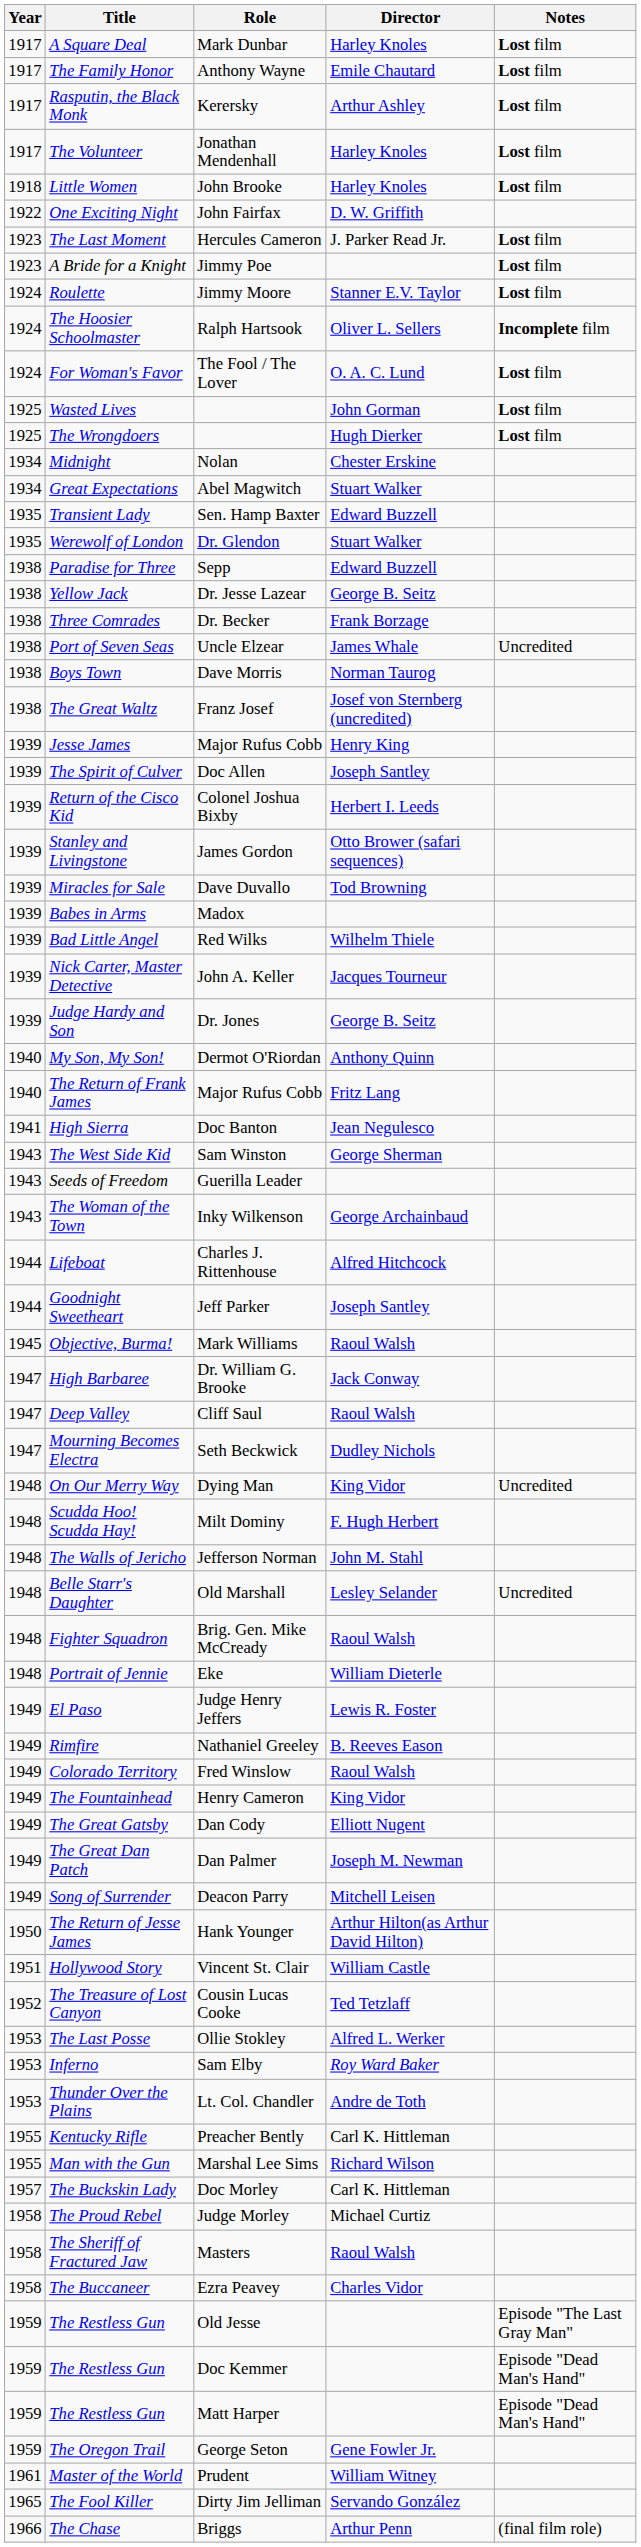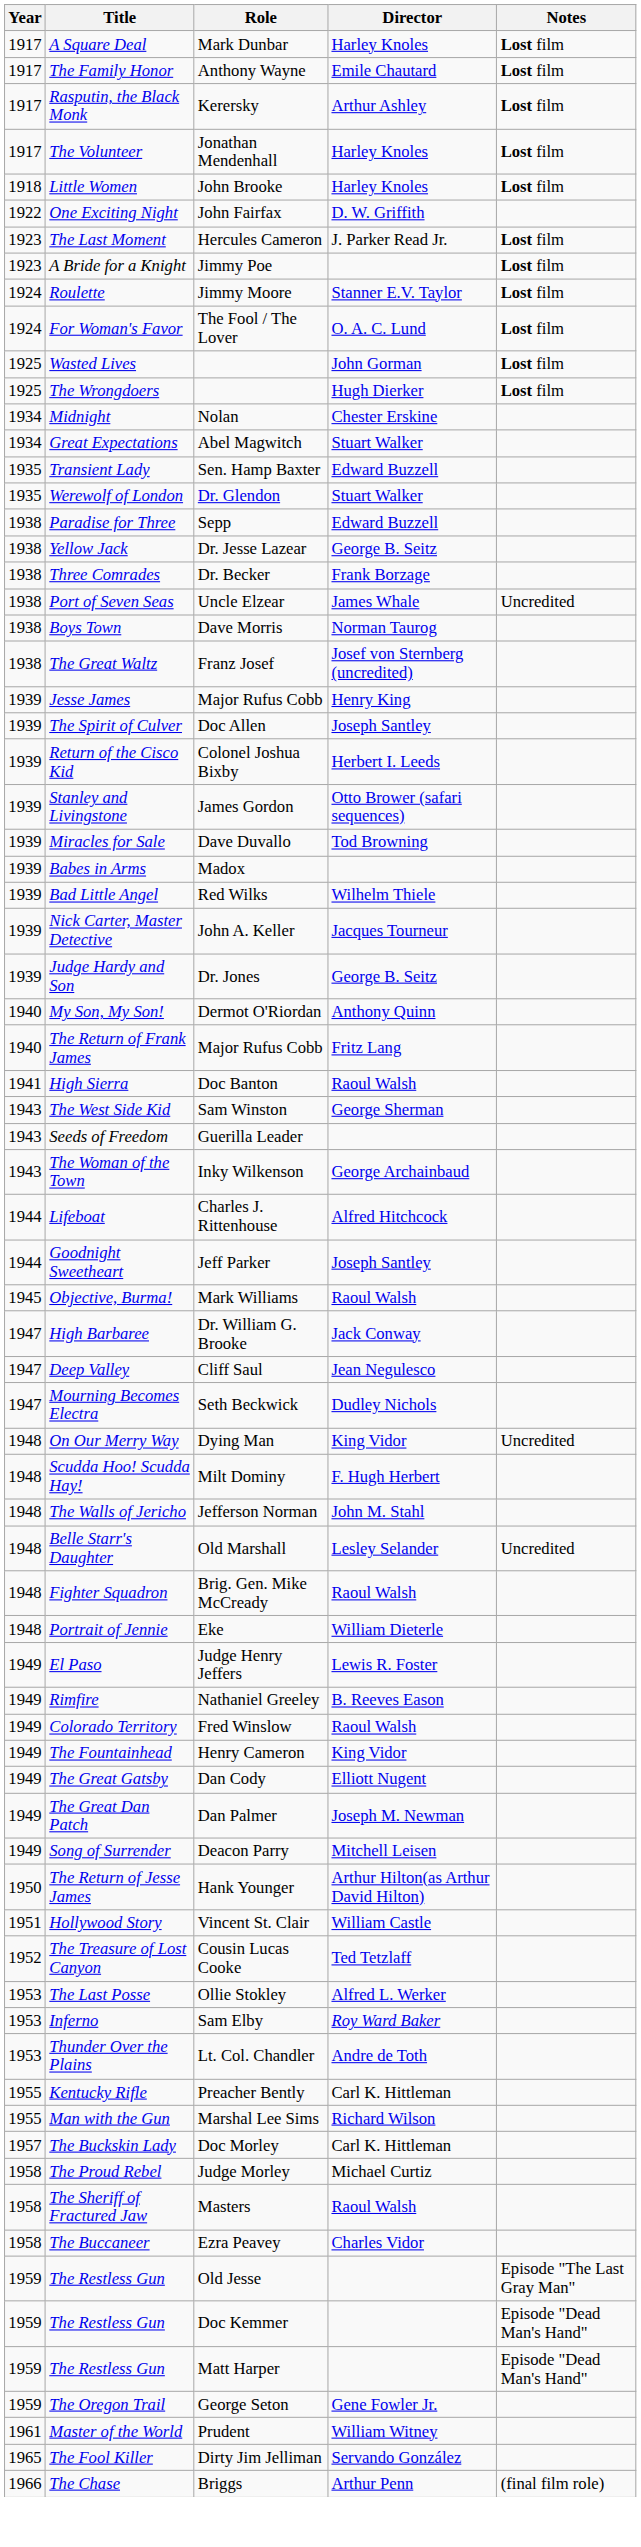- row: (95, 328)
(382, 1128) Jean Negulesco -> (374, 1083) Raoul Walsh
(373, 1414) Raoul Walsh -> (383, 1369) Jean Negulesco
